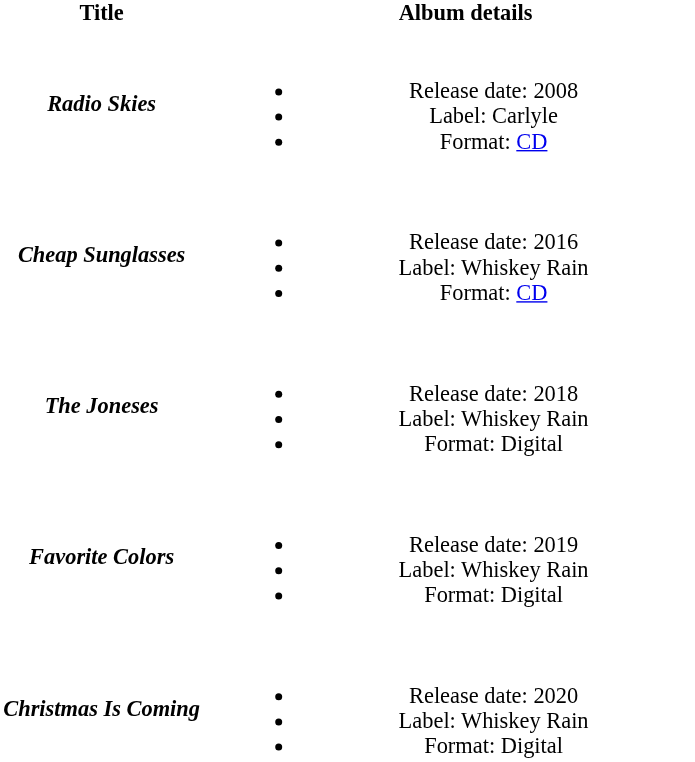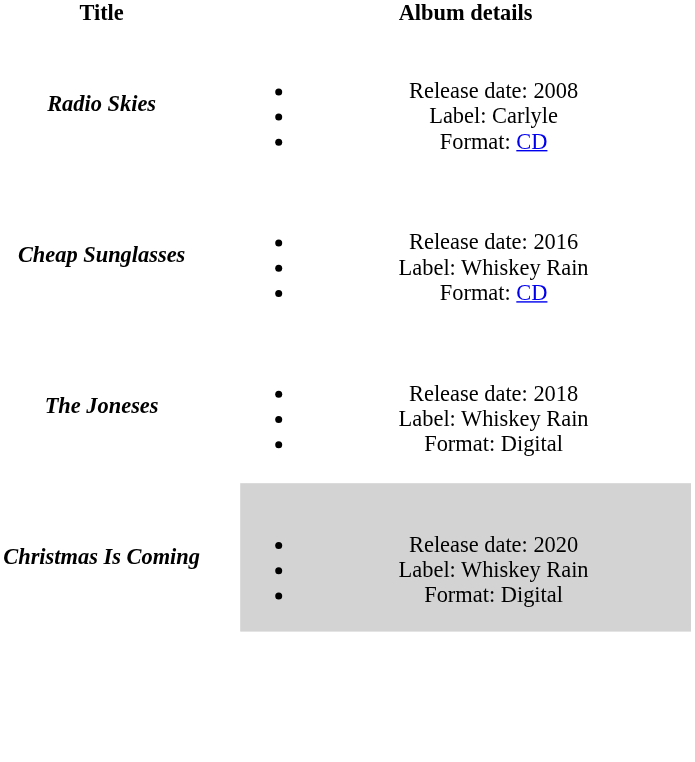- row: (102, 557)
(466, 721) no background -> (466, 570) lightgrey background
